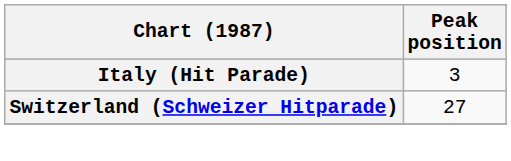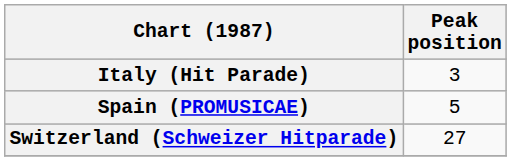+ row: (204, 107)
